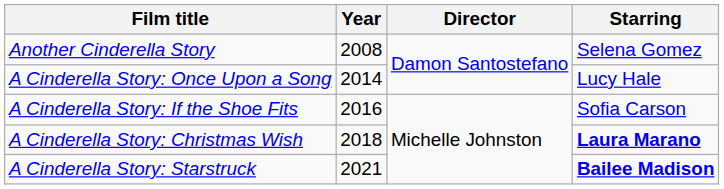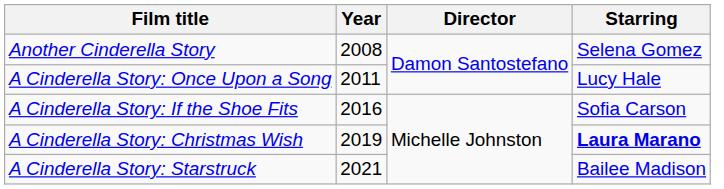(361, 79) 2014 -> (360, 79) 2011
(361, 139) 2018 -> (361, 139) 2019
(646, 169) bold -> (642, 169) normal
